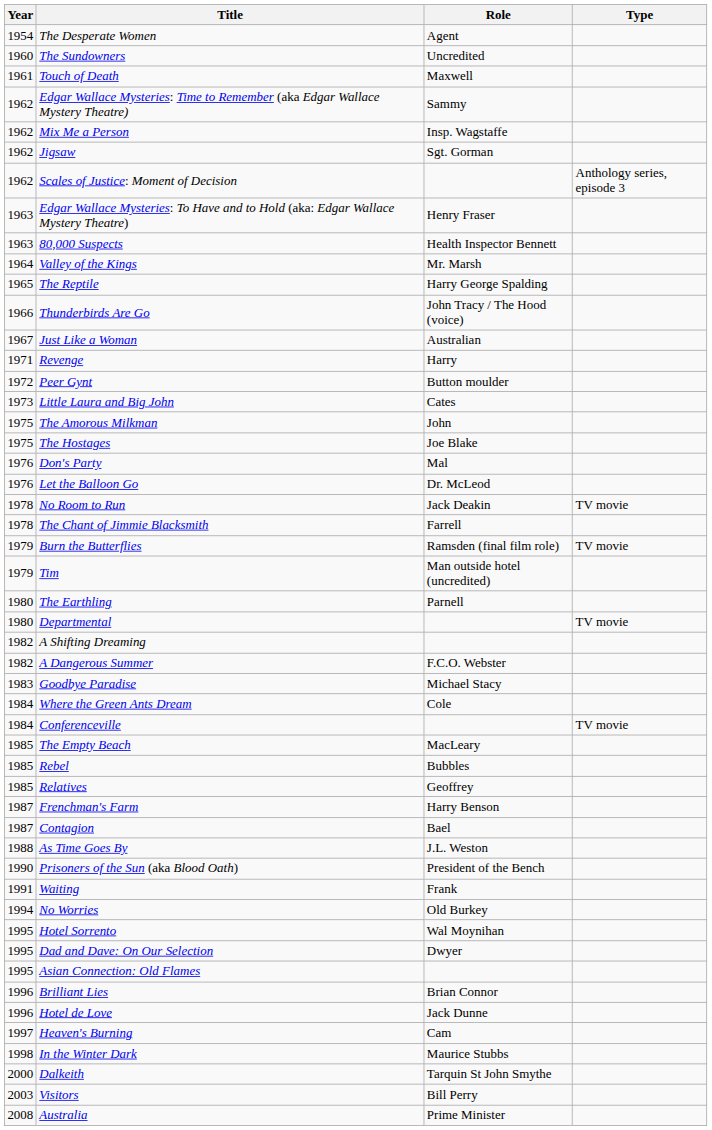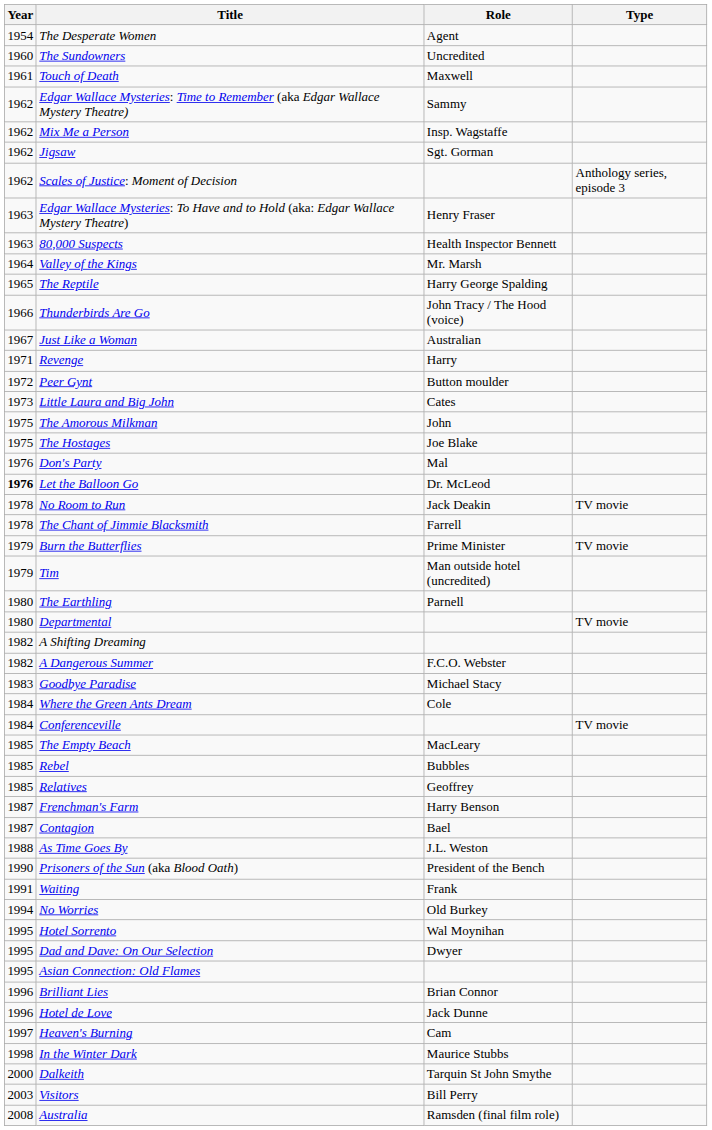(20, 484) normal -> (20, 484) bold
(493, 545) Ramsden (final film role) -> (466, 545) Prime Minister
(466, 1115) Prime Minister -> (493, 1115) Ramsden (final film role)
